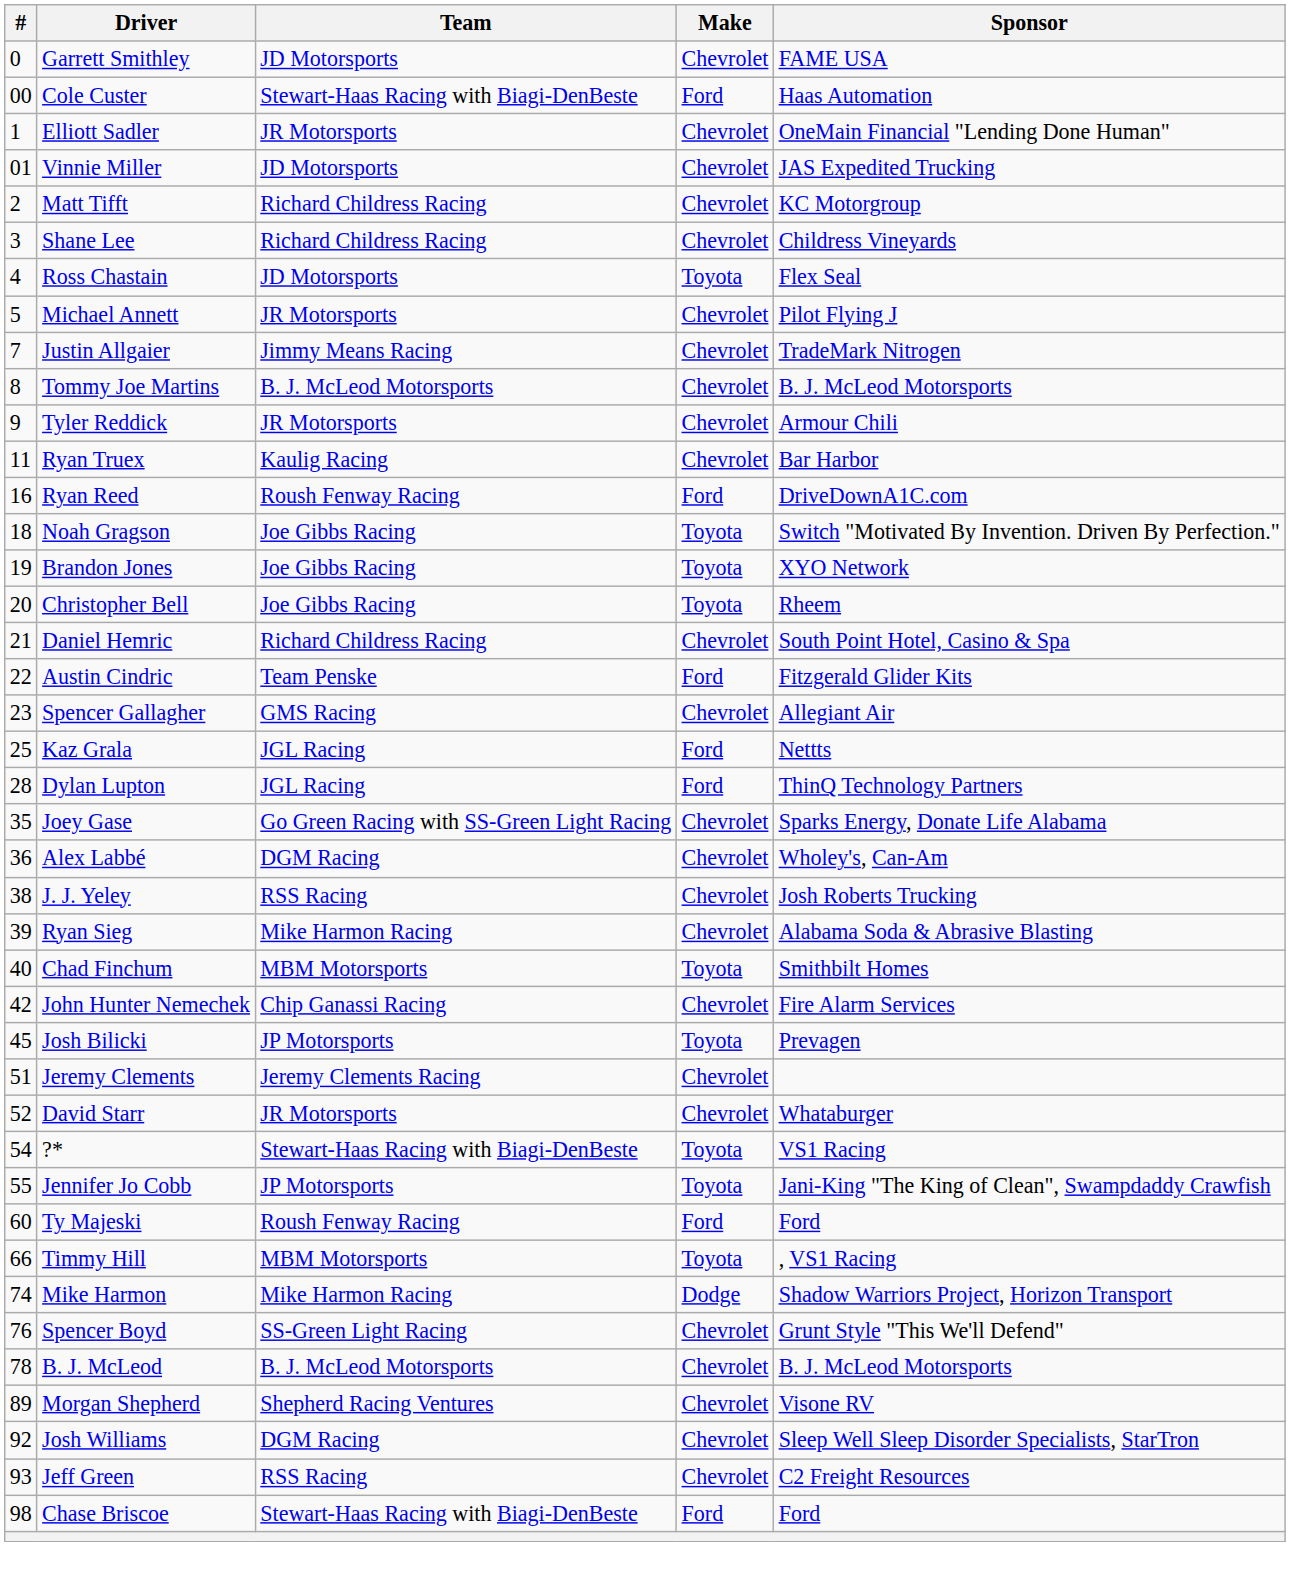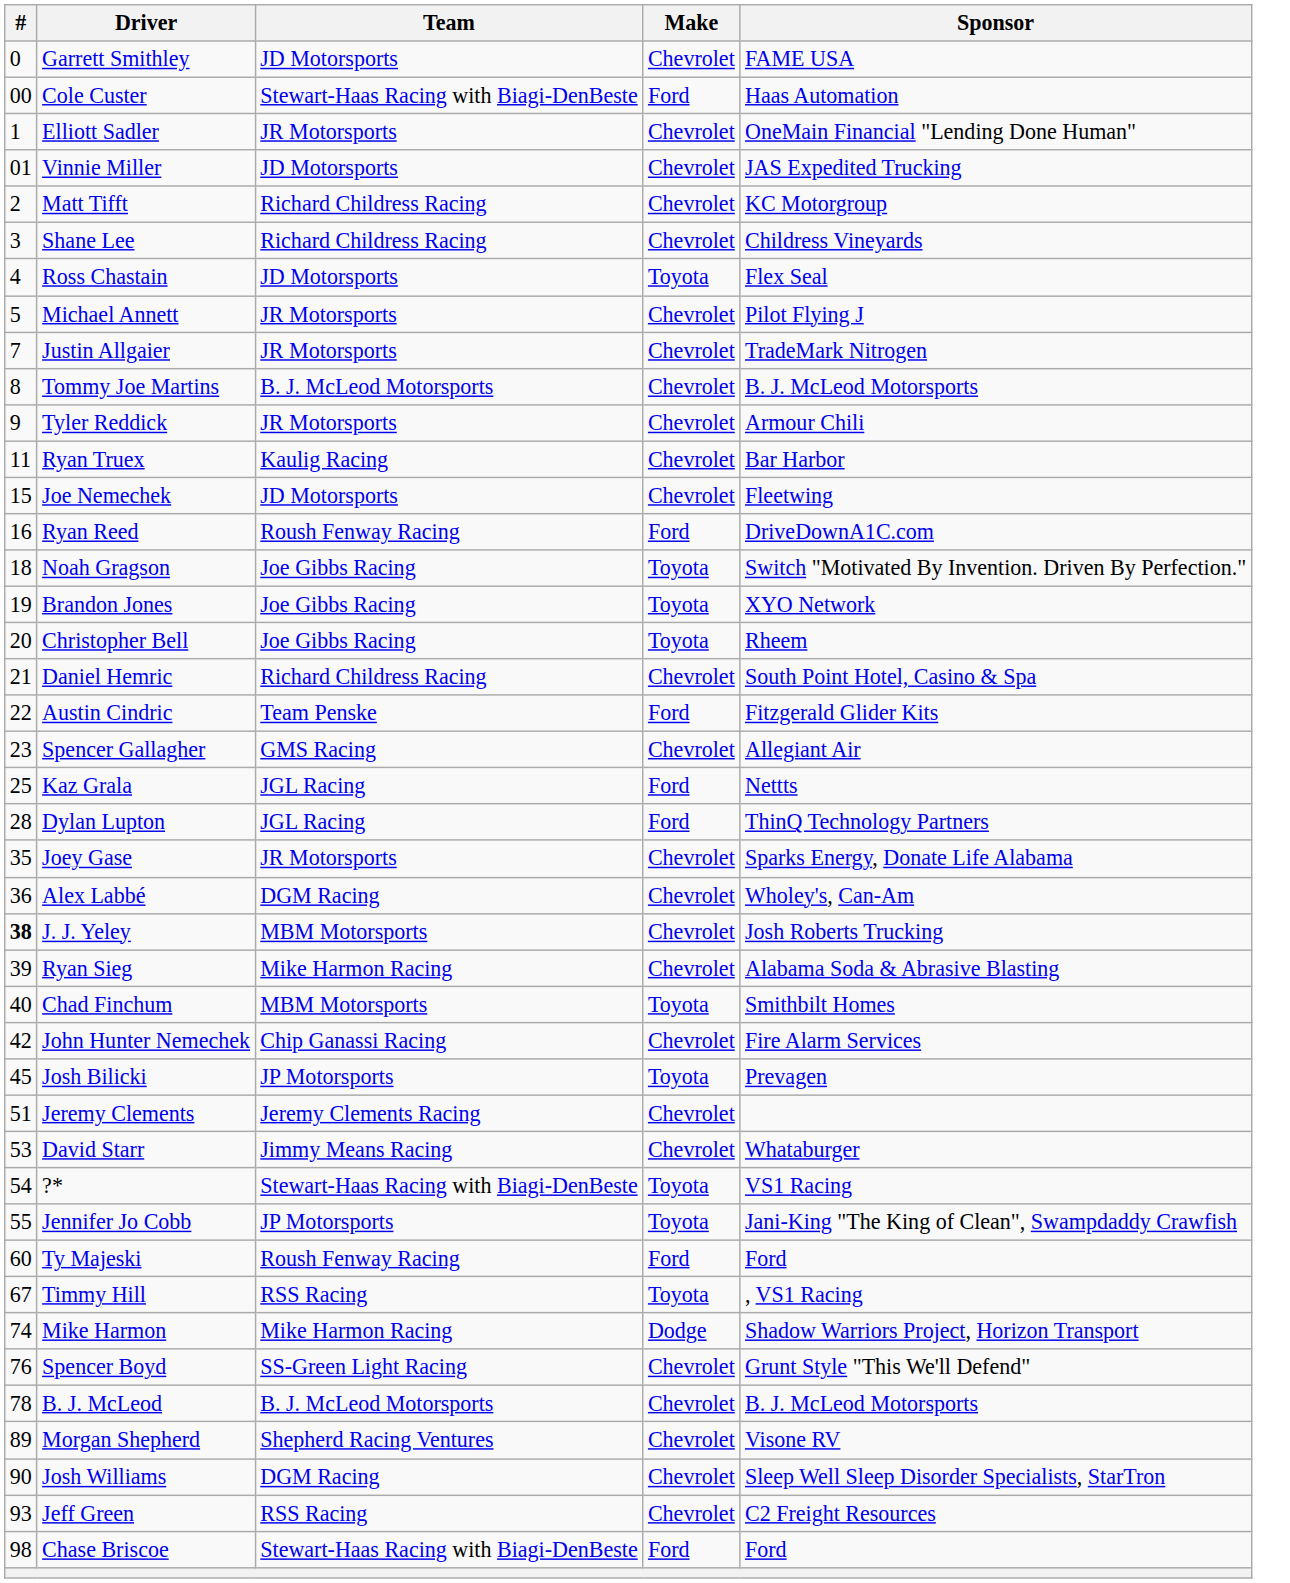(356, 349) Jimmy Means Racing -> (329, 349) JR Motorsports
+ row: (107, 495)
(466, 822) Go Green Racing with SS-Green Light Racing -> (329, 858) JR Motorsports
(21, 895) normal -> (21, 931) bold
(314, 895) RSS Racing -> (344, 931) MBM Motorsports
(21, 1113) 52 -> (21, 1149) 53
(329, 1113) JR Motorsports -> (356, 1149) Jimmy Means Racing
(21, 1258) 66 -> (21, 1294) 67
(344, 1258) MBM Motorsports -> (314, 1294) RSS Racing
(21, 1440) 92 -> (21, 1476) 90
